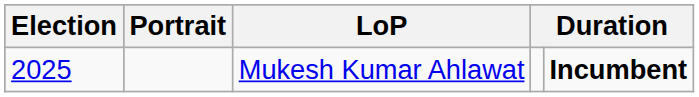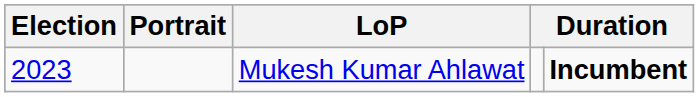(41, 69) 2025 -> (41, 69) 2023
